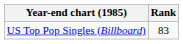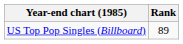(163, 30) 83 -> (163, 30) 89
